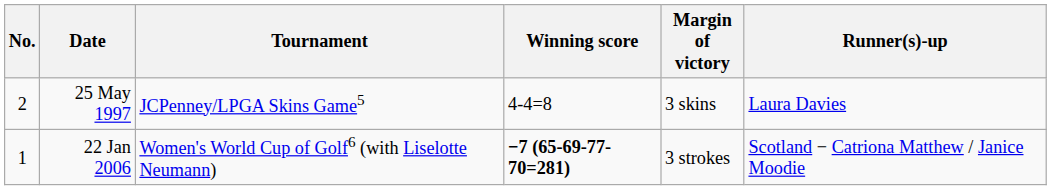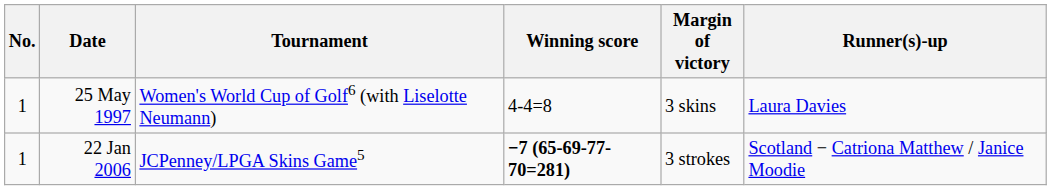(22, 103) 2 -> (22, 105) 1
(252, 103) JCPenney/LPGA Skins Game5 -> (303, 105) Women's World Cup of Golf6 (with Liselotte Neumann)
(303, 157) Women's World Cup of Golf6 (with Liselotte Neumann) -> (252, 159) JCPenney/LPGA Skins Game5
